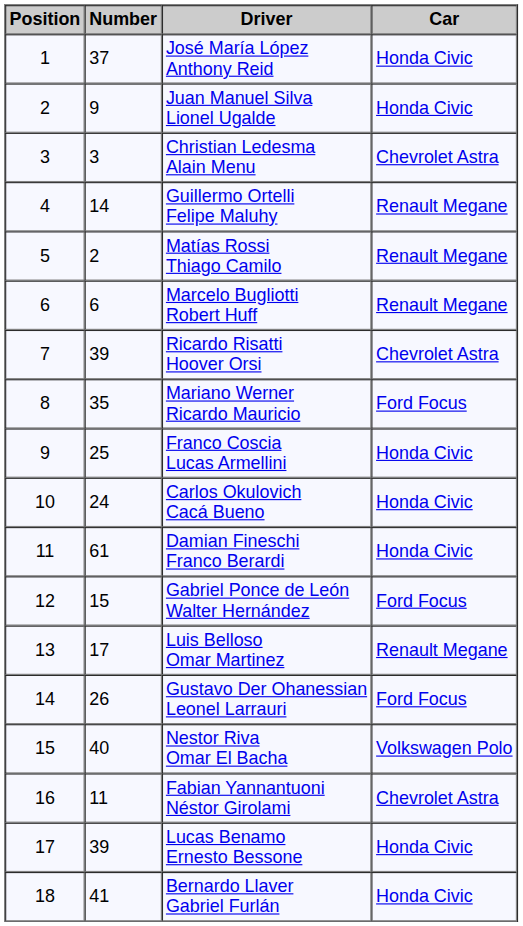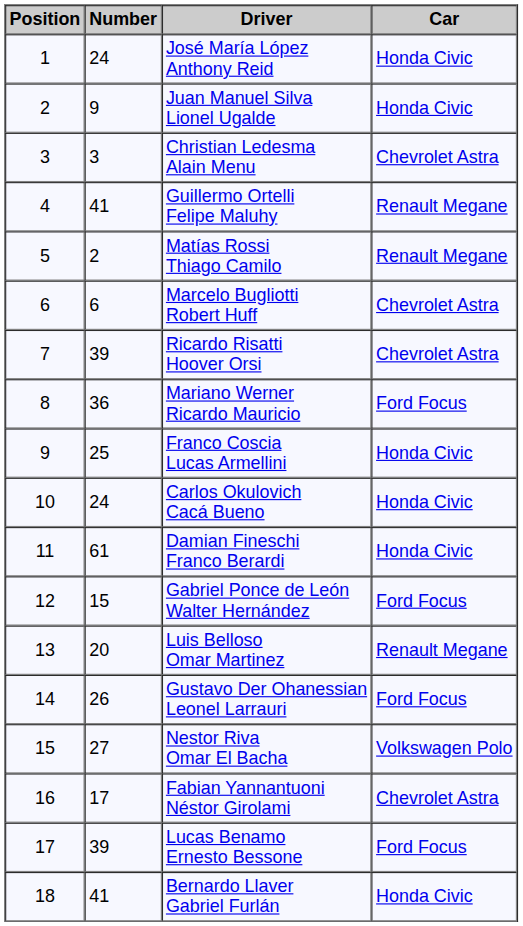(99, 58) 37 -> (99, 58) 24
(99, 206) 14 -> (99, 206) 41
(442, 305) Renault Megane -> (437, 305) Chevrolet Astra
(99, 403) 35 -> (99, 403) 36
(99, 650) 17 -> (99, 650) 20
(99, 748) 40 -> (99, 748) 27
(99, 798) 11 -> (99, 798) 17
(424, 847) Honda Civic -> (421, 847) Ford Focus
